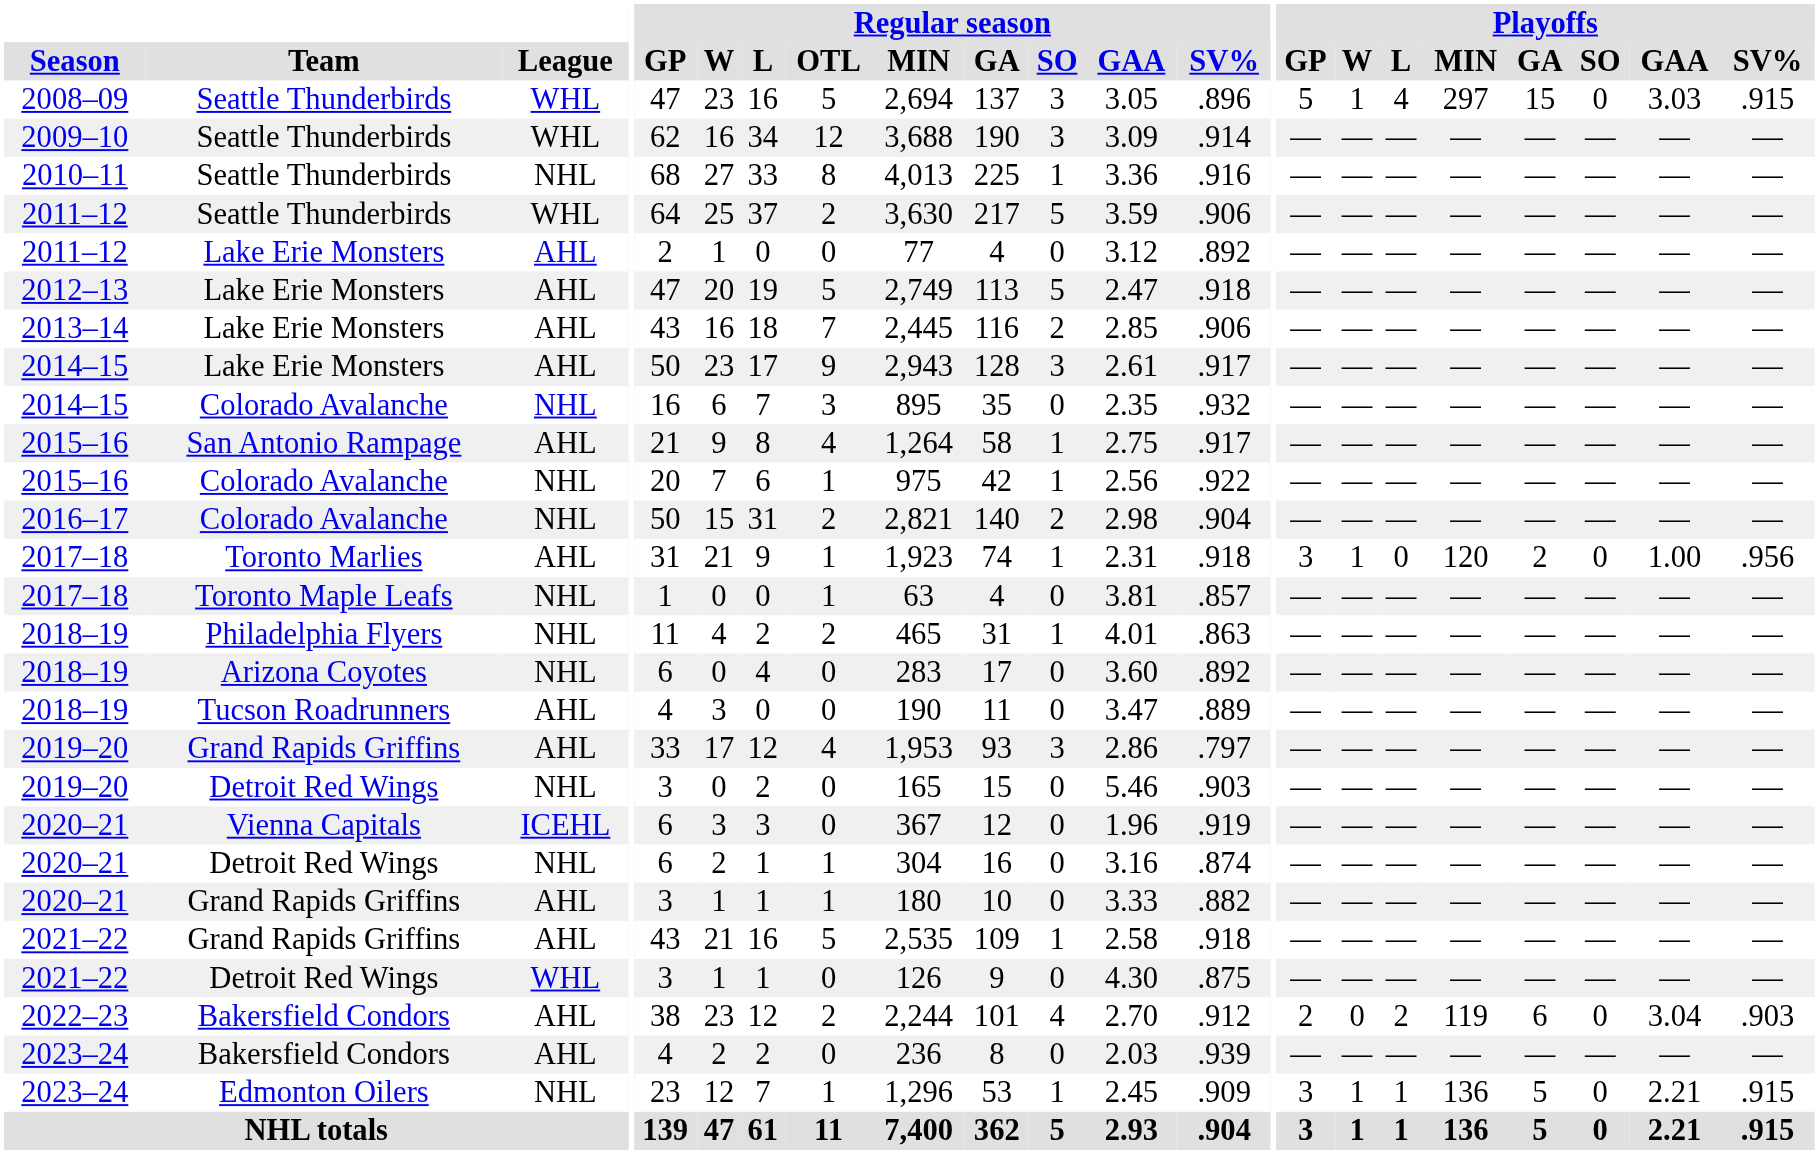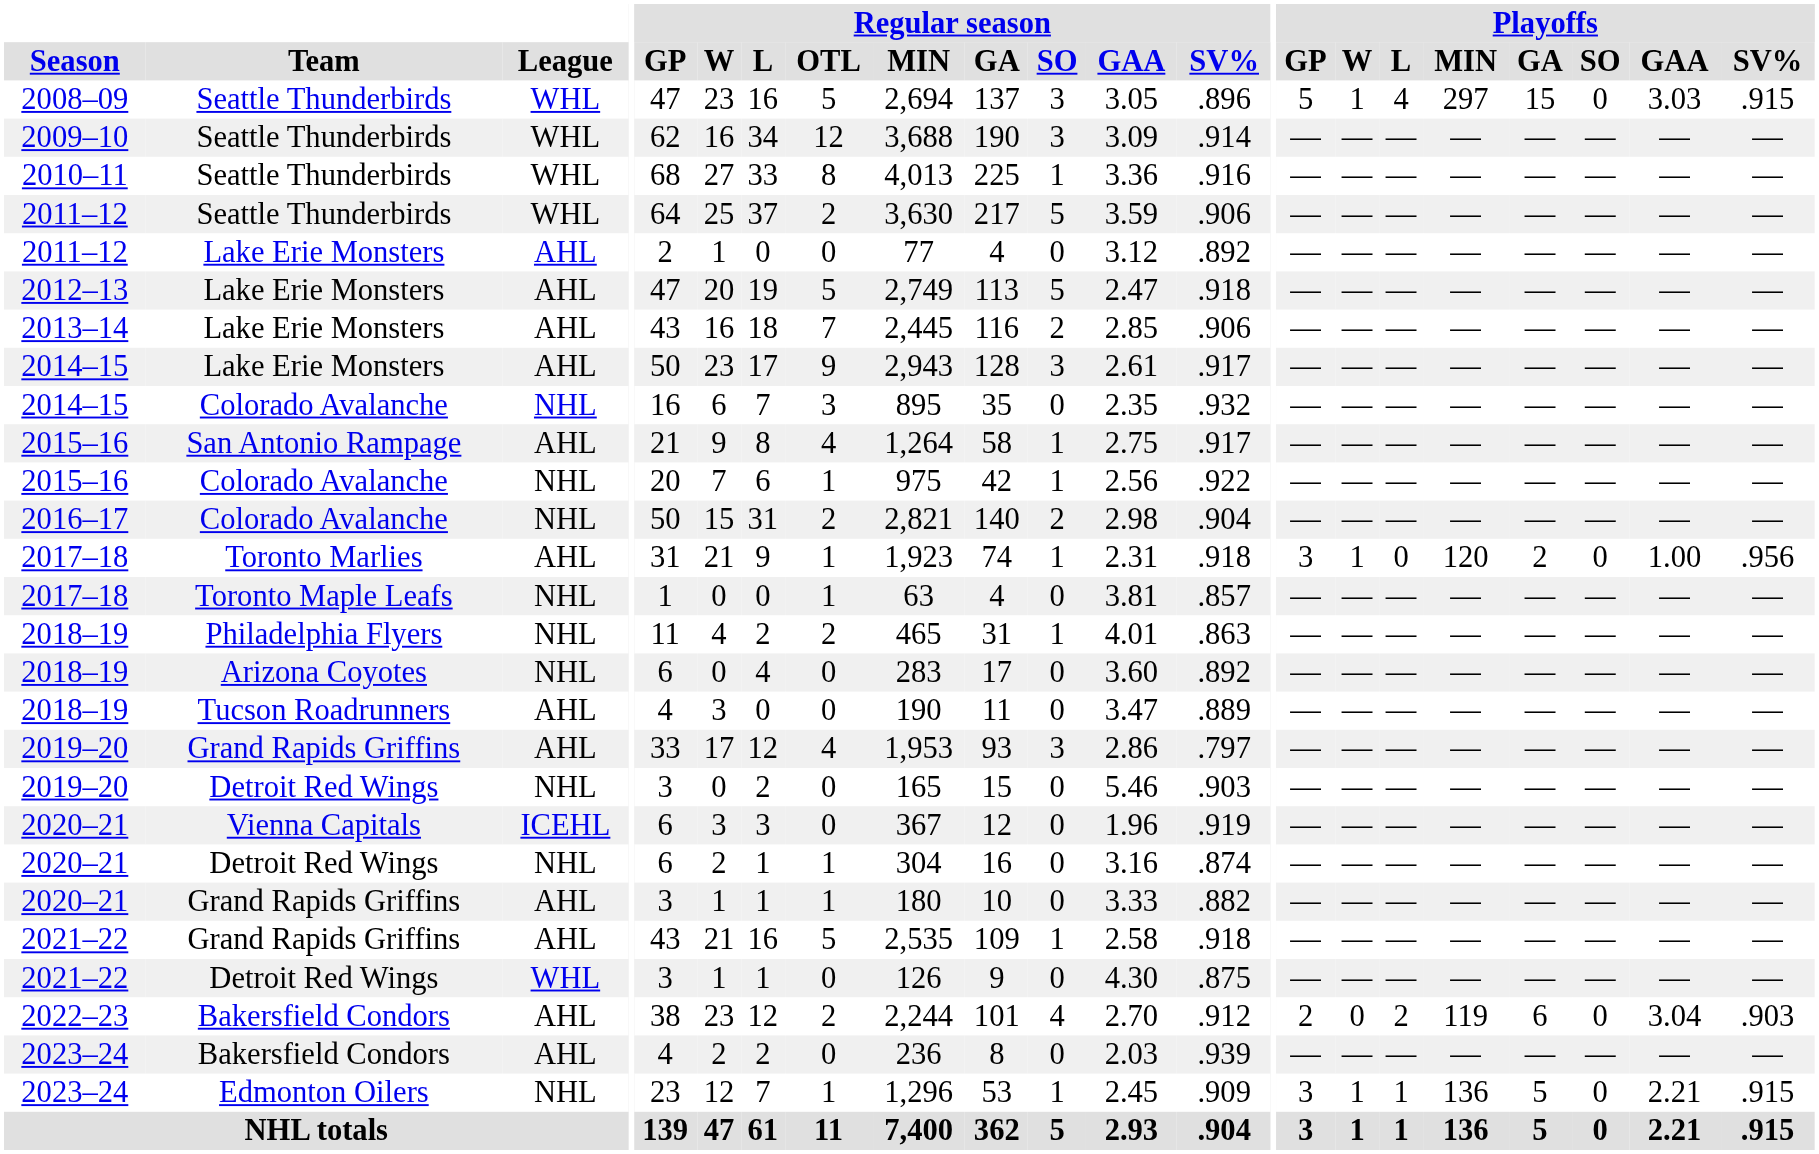(565, 175) NHL -> (565, 175) WHL
